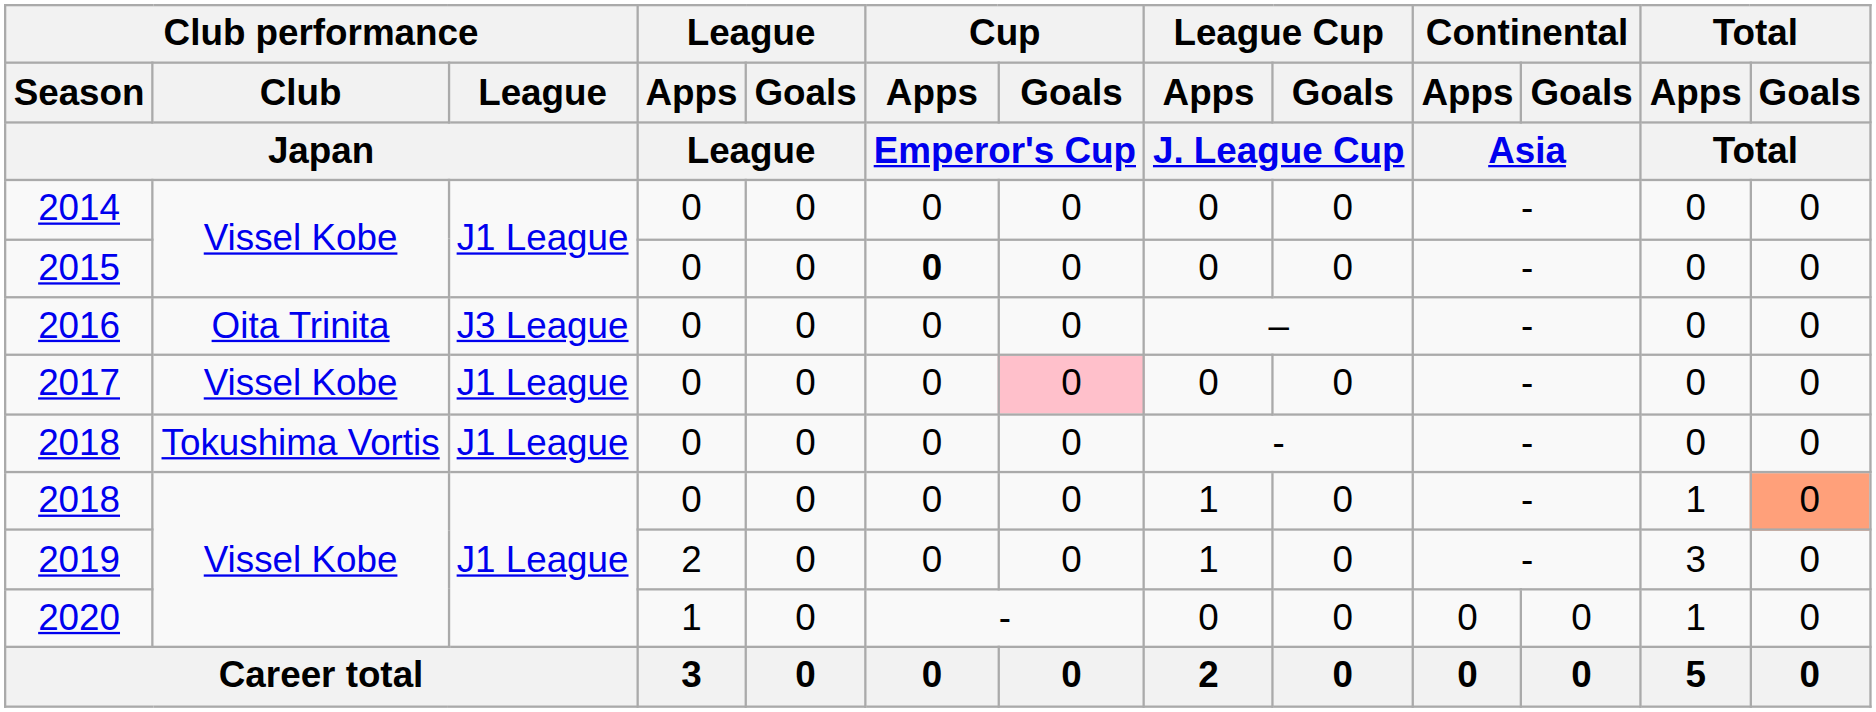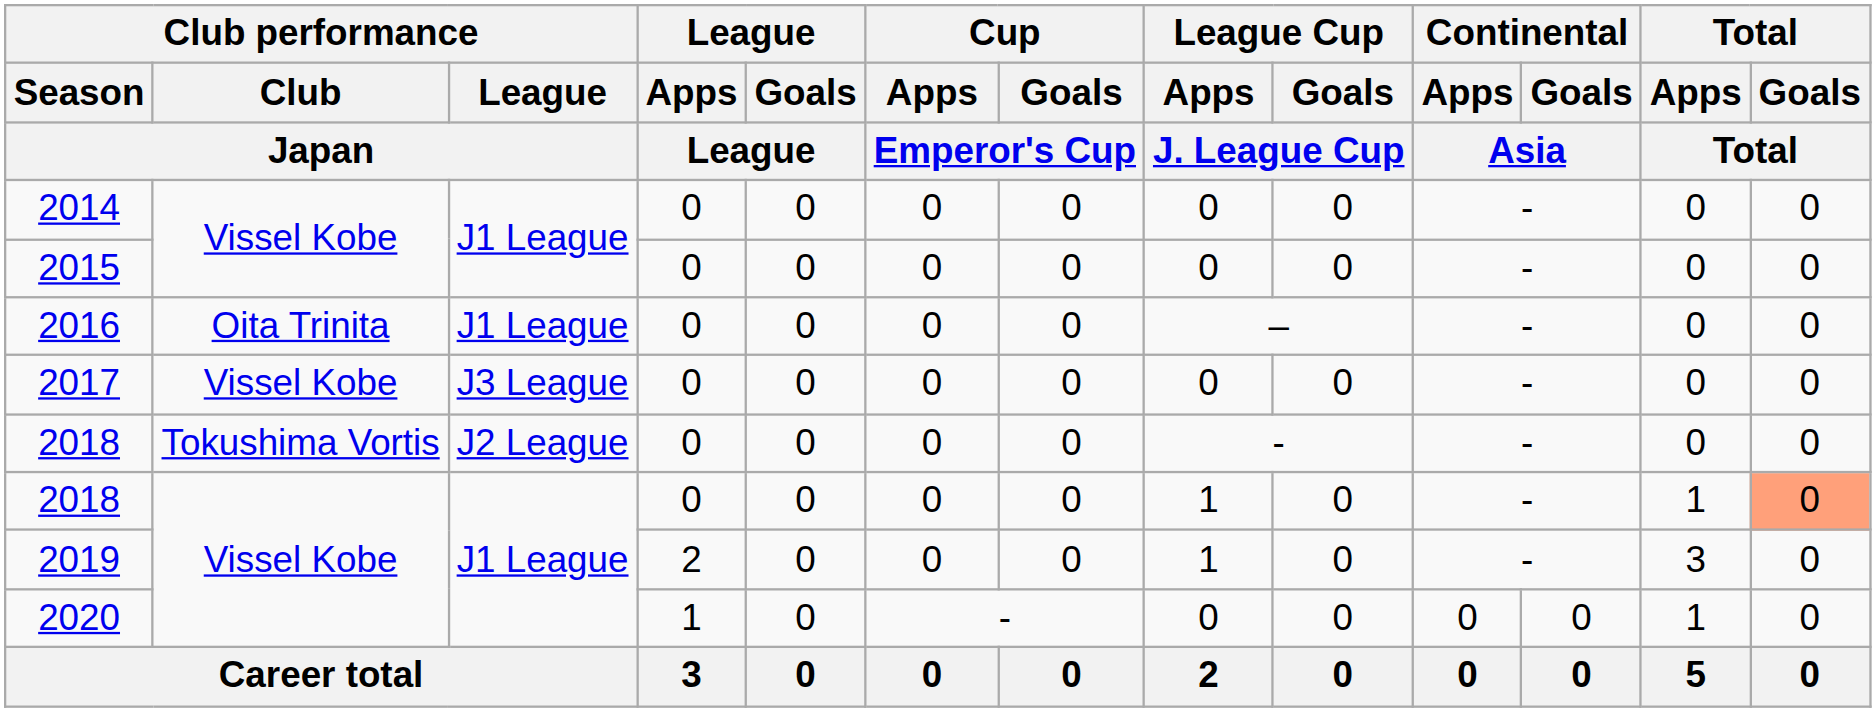(932, 267) bold -> (932, 267) normal
(543, 325) J3 League -> (543, 325) J1 League
(543, 383) J1 League -> (543, 383) J3 League
(1071, 383) pink background -> (1071, 383) no background
(543, 442) J1 League -> (543, 442) J2 League
